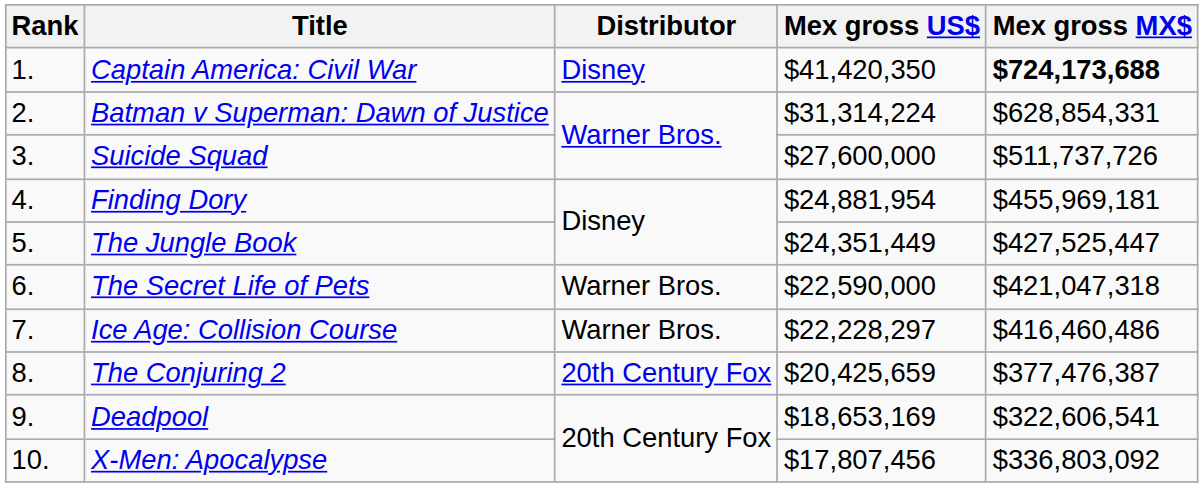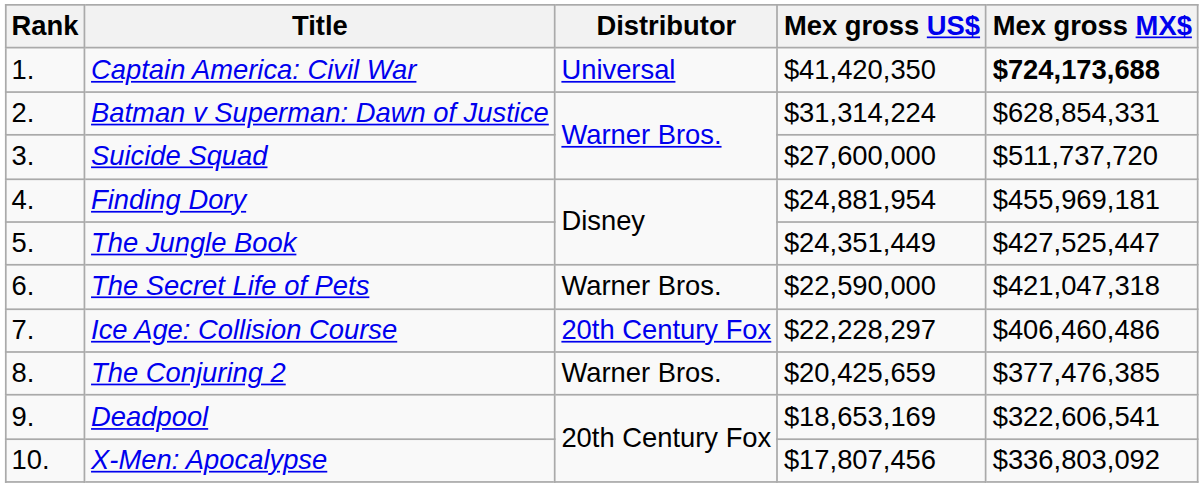(603, 69) Disney -> (618, 69) Universal
(1075, 156) $511,737,726 -> (1075, 156) $511,737,720
(641, 329) Warner Bros. -> (666, 329) 20th Century Fox
(1076, 329) $416,460,486 -> (1076, 329) $406,460,486
(666, 373) 20th Century Fox -> (641, 373) Warner Bros.
(1076, 373) $377,476,387 -> (1076, 373) $377,476,385
